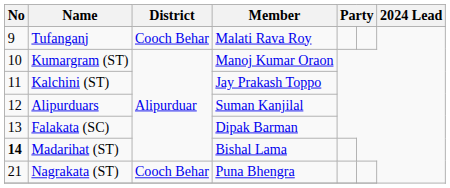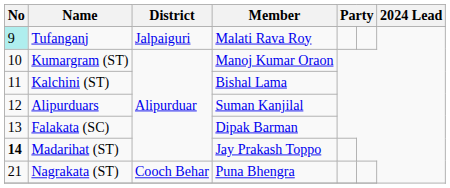(11, 37) no background -> (11, 37) paleturquoise background
(172, 37) Cooch Behar -> (163, 37) Jalpaiguri
(268, 82) Jay Prakash Toppo -> (251, 82) Bishal Lama
(251, 149) Bishal Lama -> (268, 149) Jay Prakash Toppo
